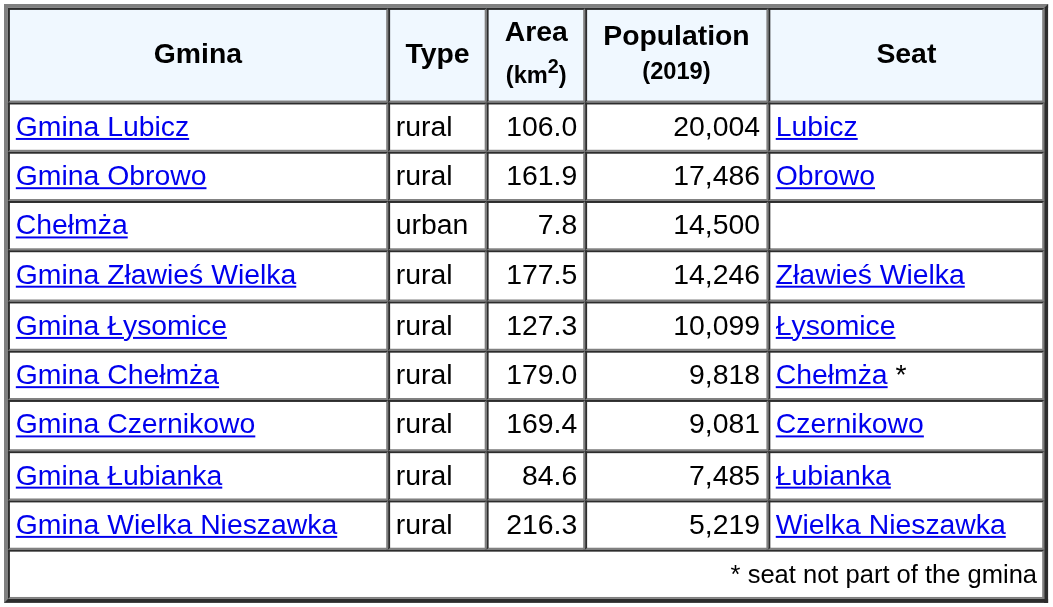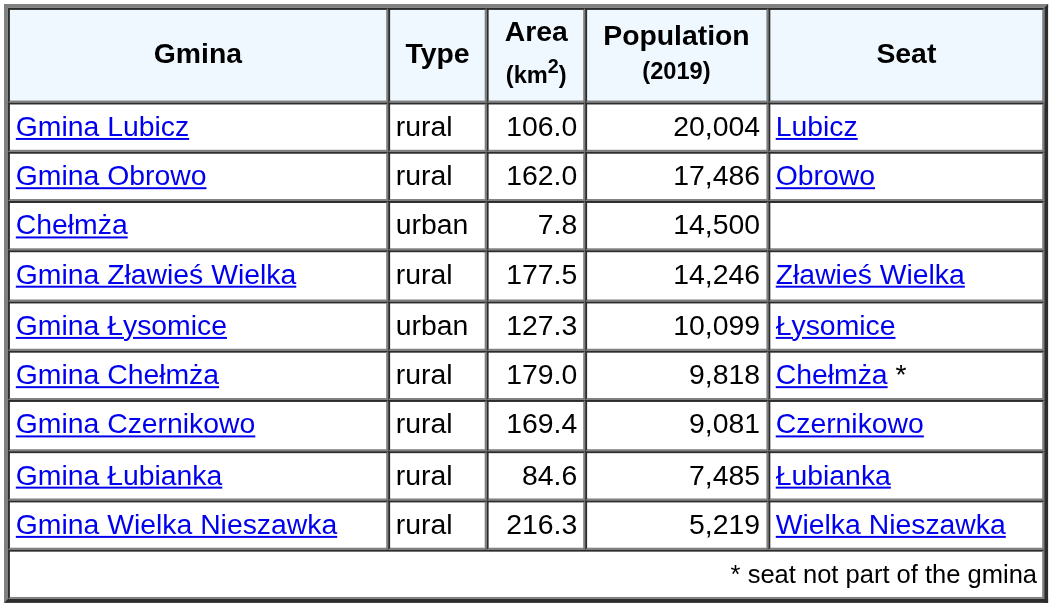(542, 175) 161.9 -> (542, 175) 162.0
(424, 324) rural -> (432, 324) urban
